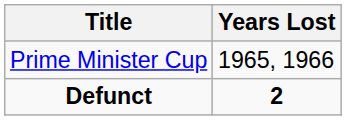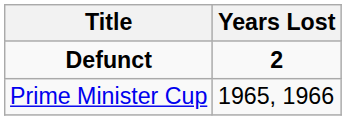rows swapped: (109, 96) <-> (109, 59)
